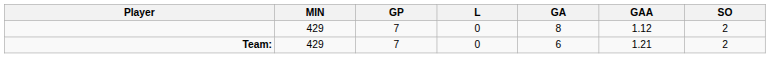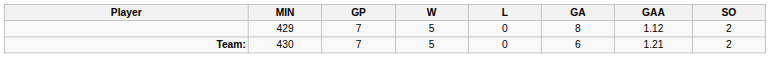+ column: (432, 12)
(315, 45) 429 -> (285, 45) 430
